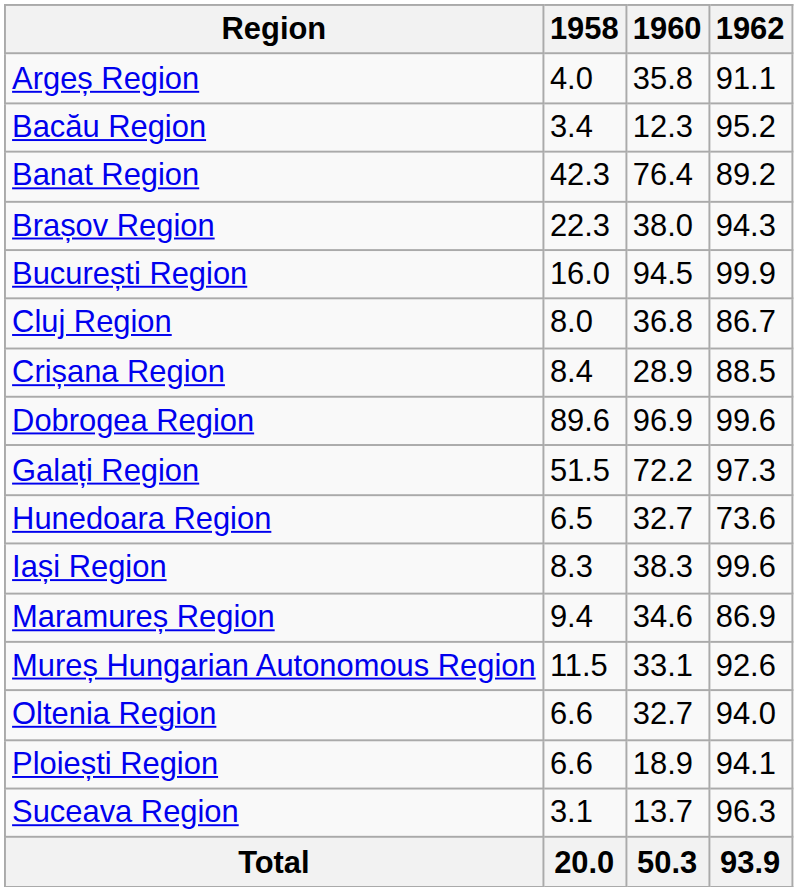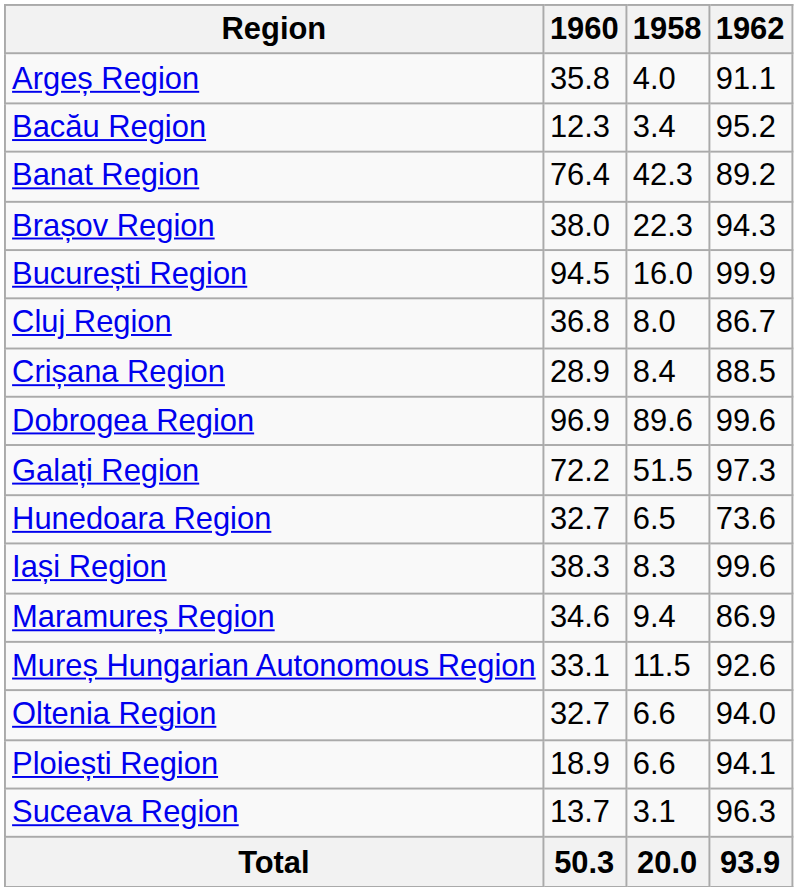columns swapped: (584, 28) <-> (667, 28)
